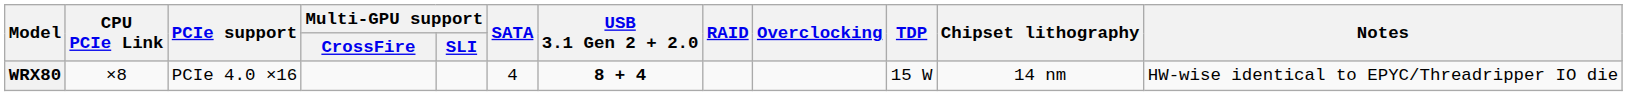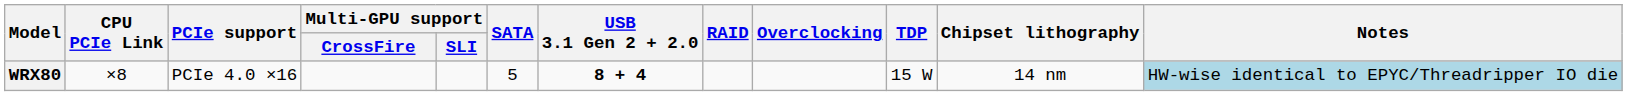(512, 76) 4 -> (512, 76) 5
(1383, 76) no background -> (1383, 76) lightblue background
